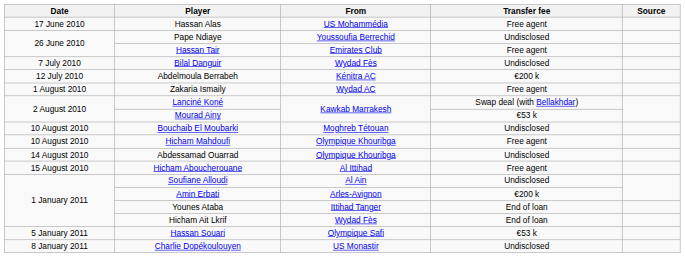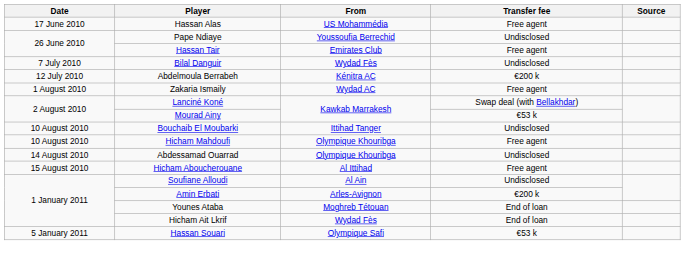(356, 128) Moghreb Tétouan -> (356, 128) Ittihad Tanger
(356, 207) Ittihad Tanger -> (356, 207) Moghreb Tétouan
- row: (198, 246)
